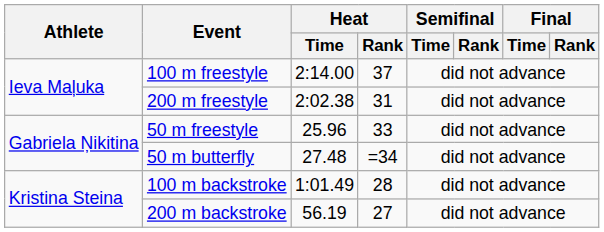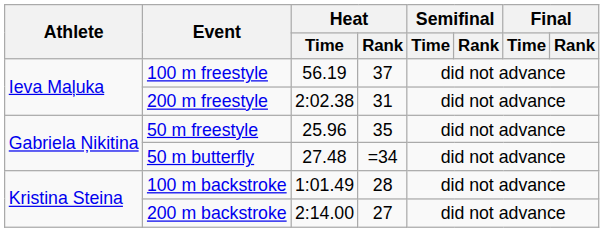(324, 73) 2:14.00 -> (324, 73) 56.19
(383, 129) 33 -> (383, 129) 35
(324, 213) 56.19 -> (324, 213) 2:14.00
